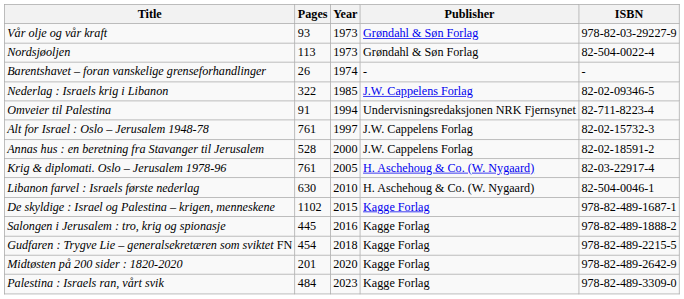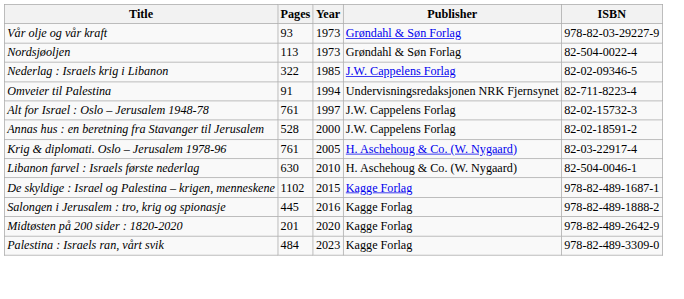- row: (137, 71)
- row: (150, 245)
